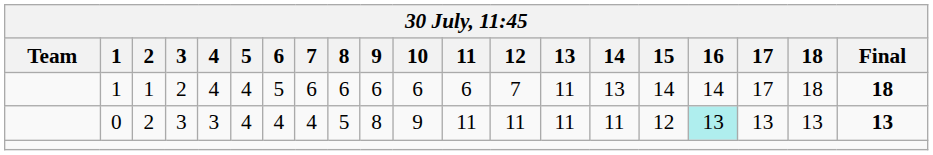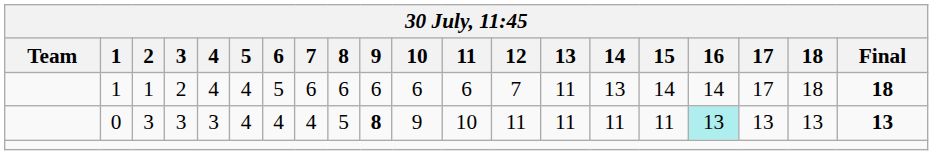(149, 122) 2 -> (149, 122) 3
(377, 122) normal -> (376, 122) bold
(466, 122) 11 -> (466, 122) 10
(664, 122) 12 -> (664, 122) 11
